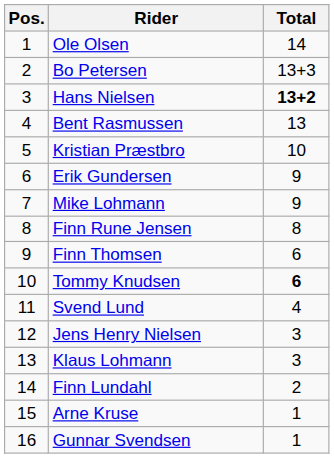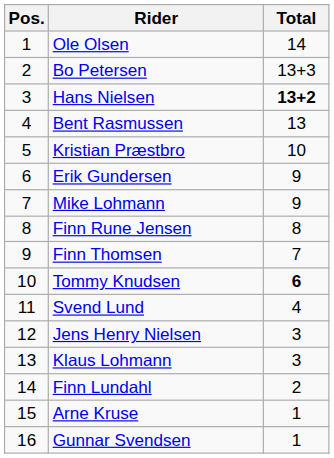(296, 255) 6 -> (296, 255) 7
